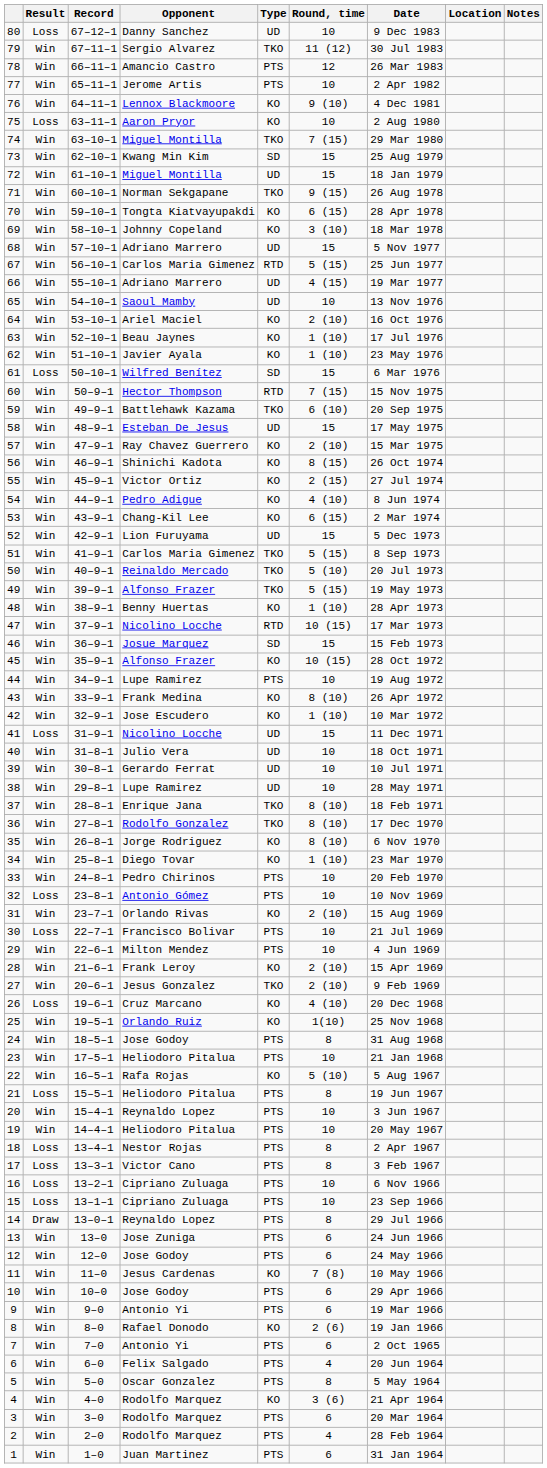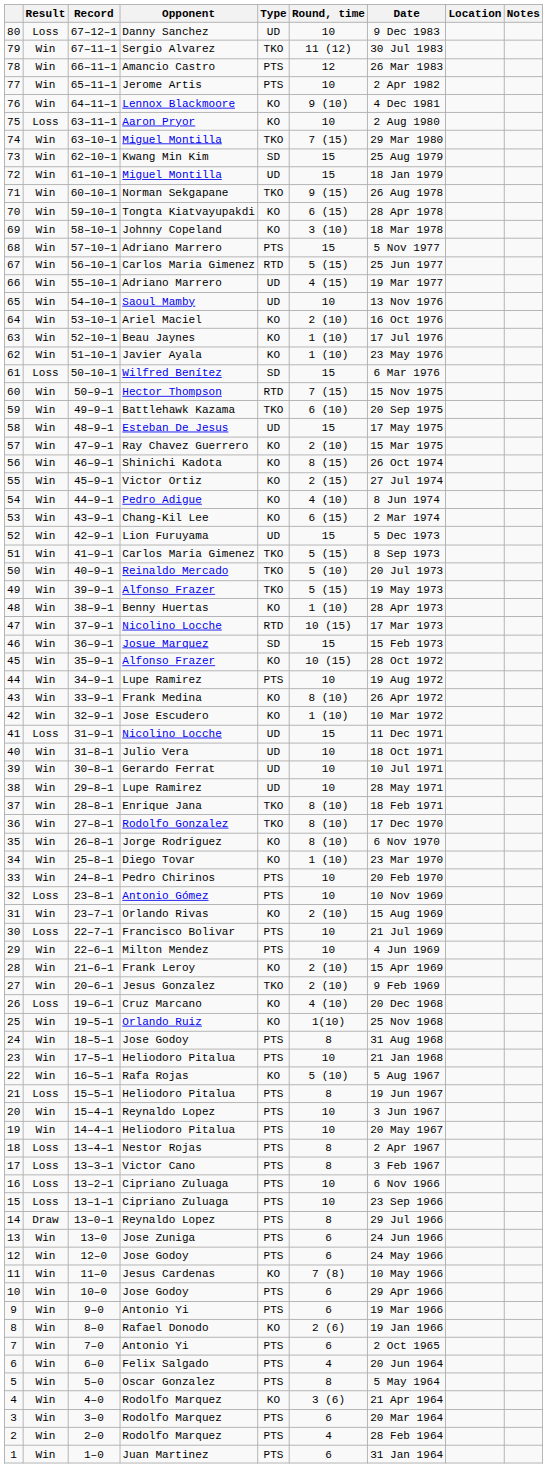(273, 248) UD -> (273, 248) PTS
